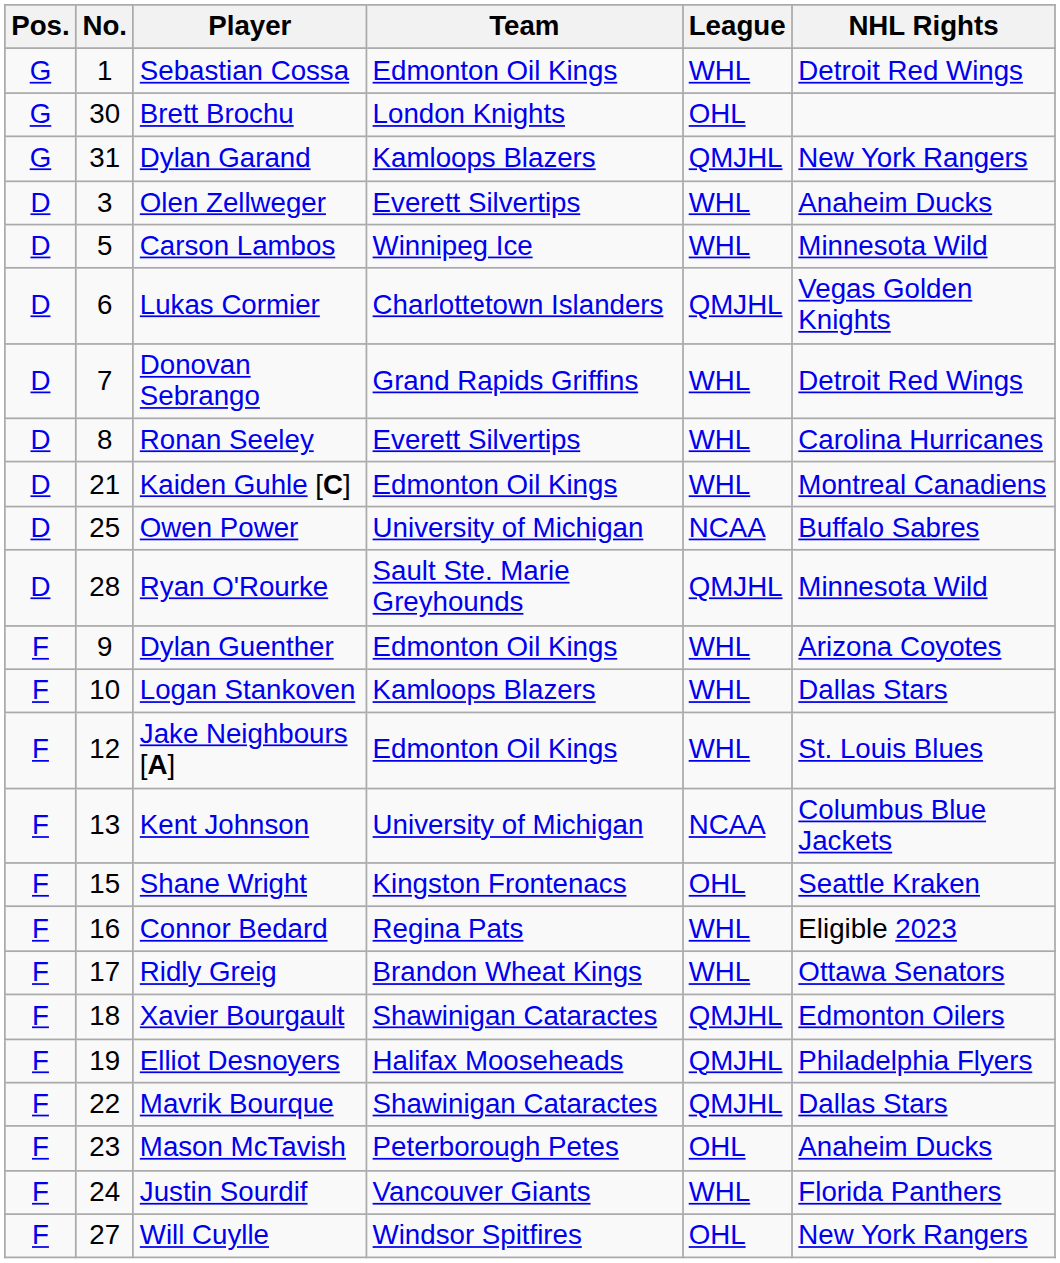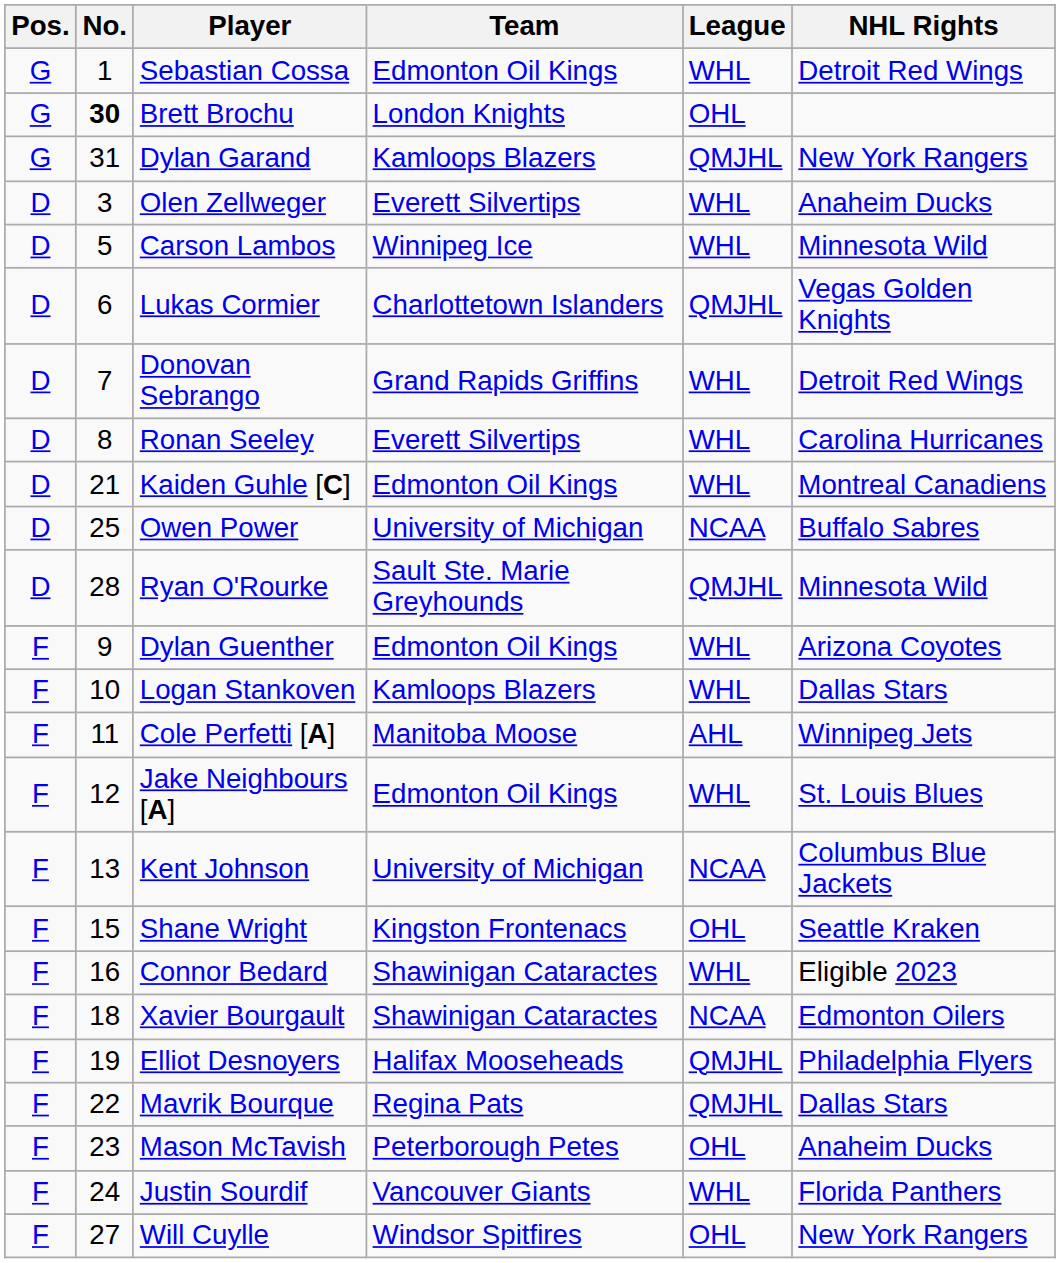(105, 114) normal -> (105, 114) bold
+ row: (238, 734)
(448, 928) Regina Pats -> (515, 972) Shawinigan Cataractes
- row: (208, 972)
(736, 1016) QMJHL -> (727, 1016) NCAA
(515, 1104) Shawinigan Cataractes -> (448, 1104) Regina Pats
